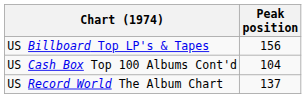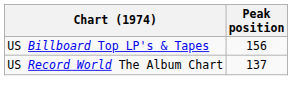- row: (122, 65)
